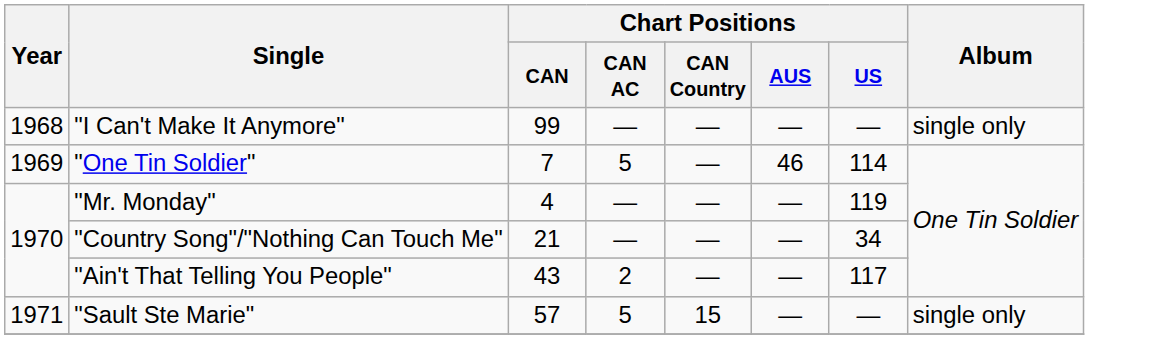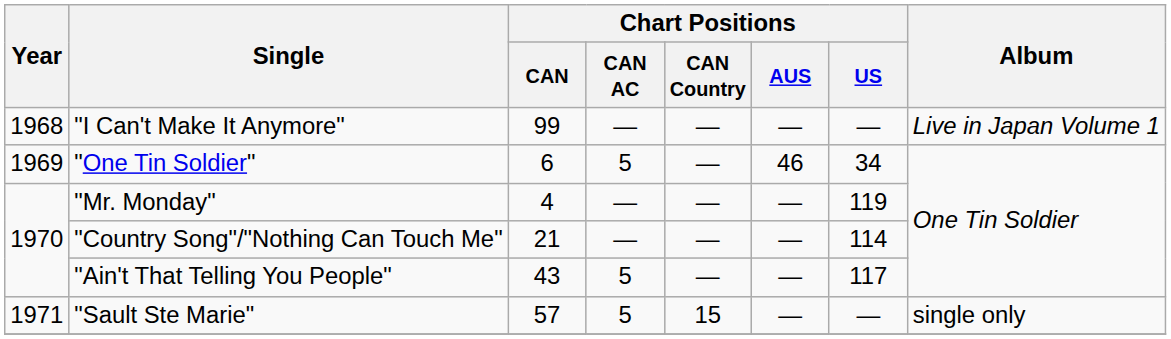(969, 125) single only -> (1036, 125) Live in Japan Volume 1
(547, 163) 7 -> (547, 163) 6
(868, 163) 114 -> (868, 163) 34
(868, 239) 34 -> (868, 239) 114
(625, 277) 2 -> (625, 277) 5
